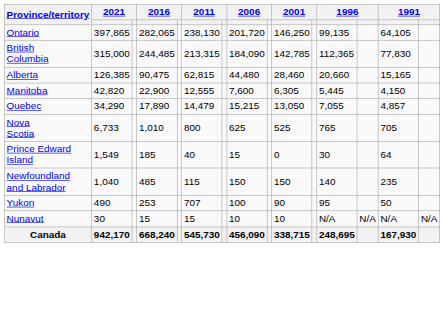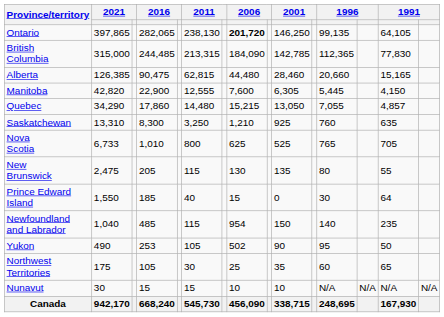(247, 32) normal -> (247, 32) bold
(154, 106) 17,890 -> (154, 106) 17,860
(199, 106) 14,479 -> (199, 106) 14,480
+ row: (39, 122)
+ row: (29, 170)
(106, 154) 1,549 -> (106, 197) 1,550
(237, 181) 150 -> (237, 224) 954
(192, 203) 707 -> (192, 245) 105
(237, 203) 100 -> (237, 245) 502
+ row: (29, 267)
